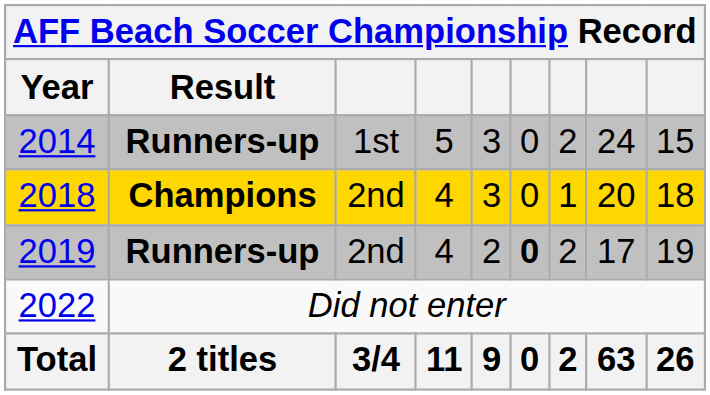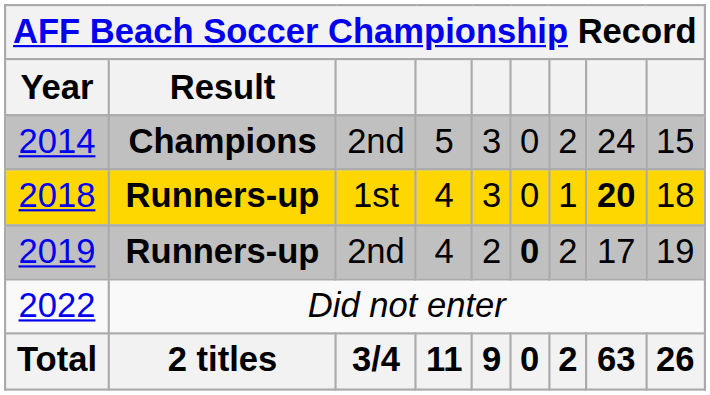(223, 141) Runners-up -> (223, 141) Champions
(376, 141) 1st -> (376, 141) 2nd
(223, 196) Champions -> (223, 196) Runners-up
(376, 196) 2nd -> (376, 196) 1st
(616, 196) normal -> (616, 196) bold
